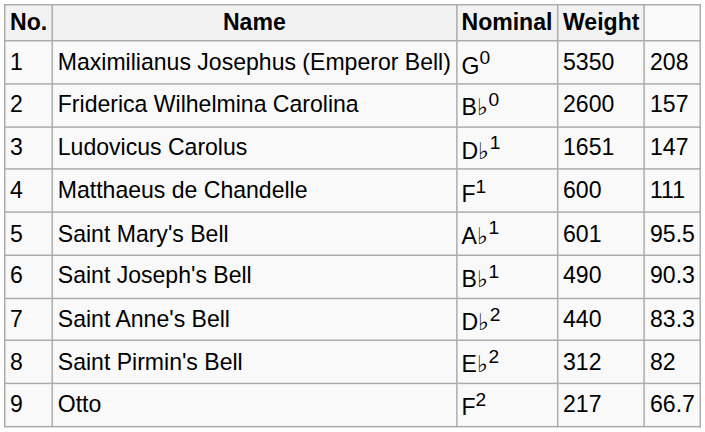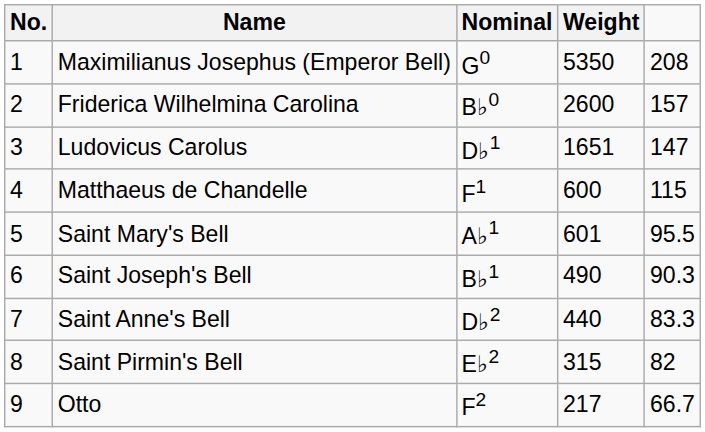(668, 190) 111 -> (668, 190) 115
(582, 361) 312 -> (582, 361) 315
